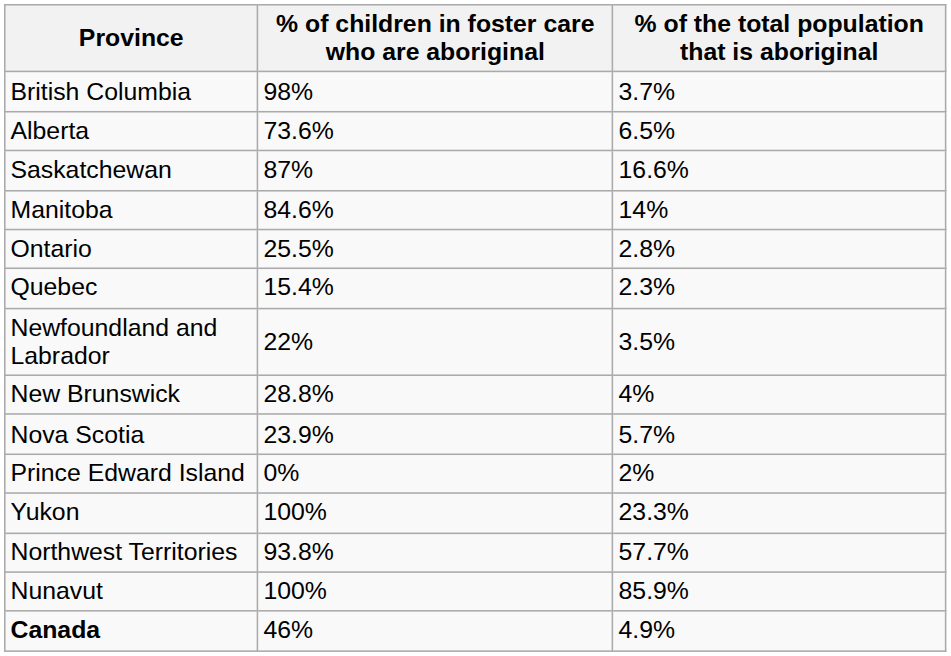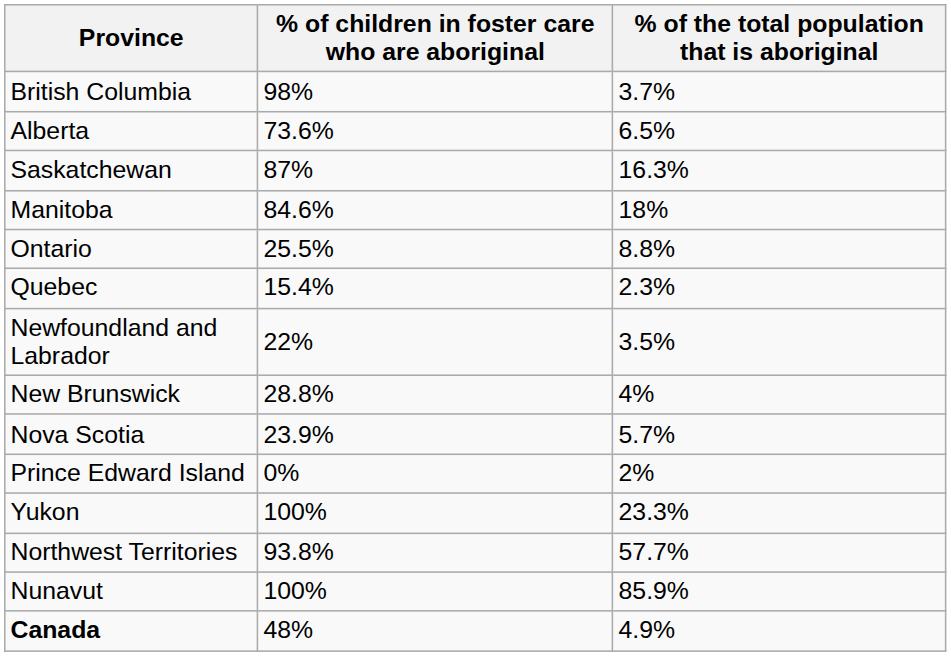(654, 170) 16.6% -> (654, 170) 16.3%
(643, 209) 14% -> (643, 209) 18%
(647, 248) 2.8% -> (647, 248) 8.8%
(288, 630) 46% -> (288, 630) 48%
